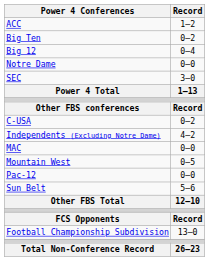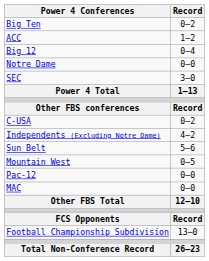rows swapped: (14, 24) <-> (24, 38)
rows swapped: (14, 148) <-> (26, 188)
